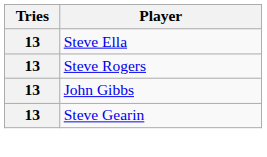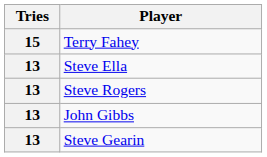+ row: (101, 41)
